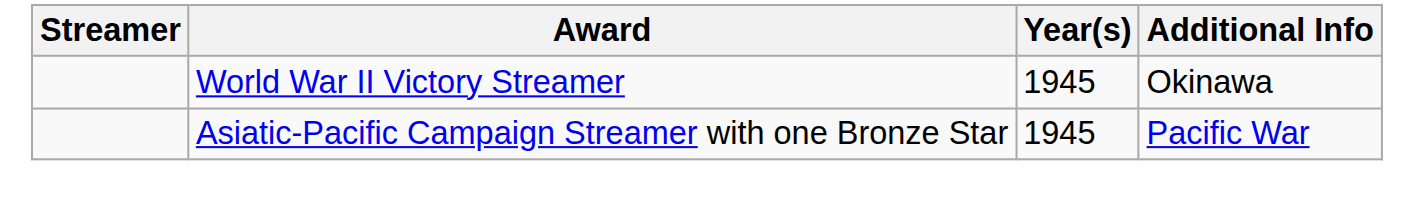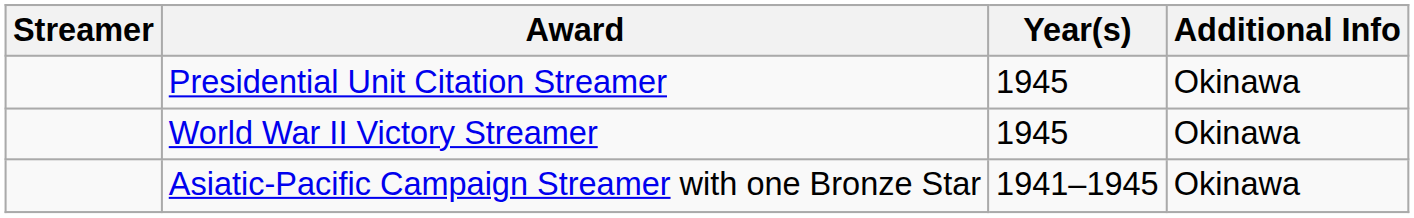+ row: (418, 81)
(1059, 133) 1945 -> (1077, 184) 1941–1945
(1228, 133) Pacific War -> (1237, 184) Okinawa
